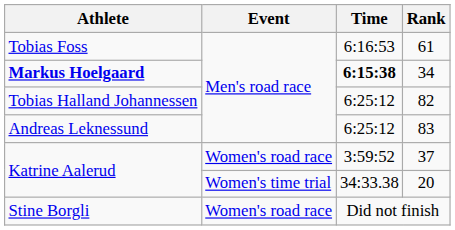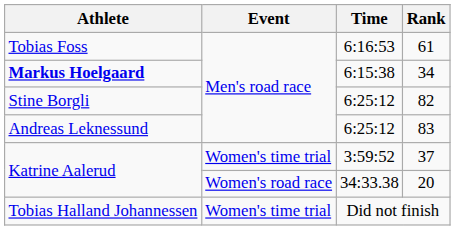(369, 73) bold -> (369, 73) normal
(103, 101) Tobias Halland Johannessen -> (49, 101) Stine Borgli
(269, 156) Women's road race -> (268, 156) Women's time trial
(268, 183) Women's time trial -> (269, 183) Women's road race
(49, 211) Stine Borgli -> (103, 211) Tobias Halland Johannessen
(269, 211) Women's road race -> (268, 211) Women's time trial
